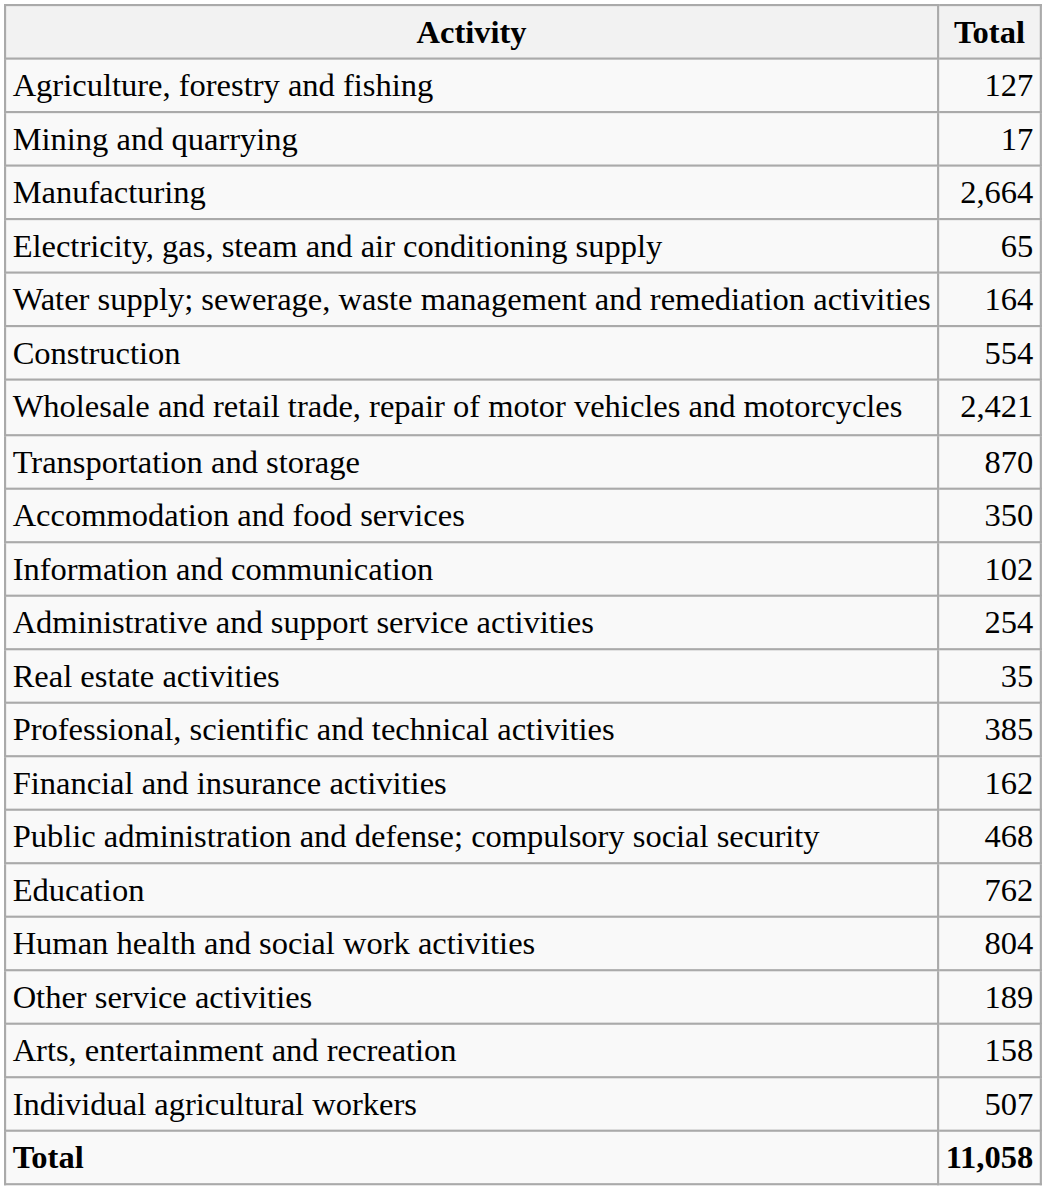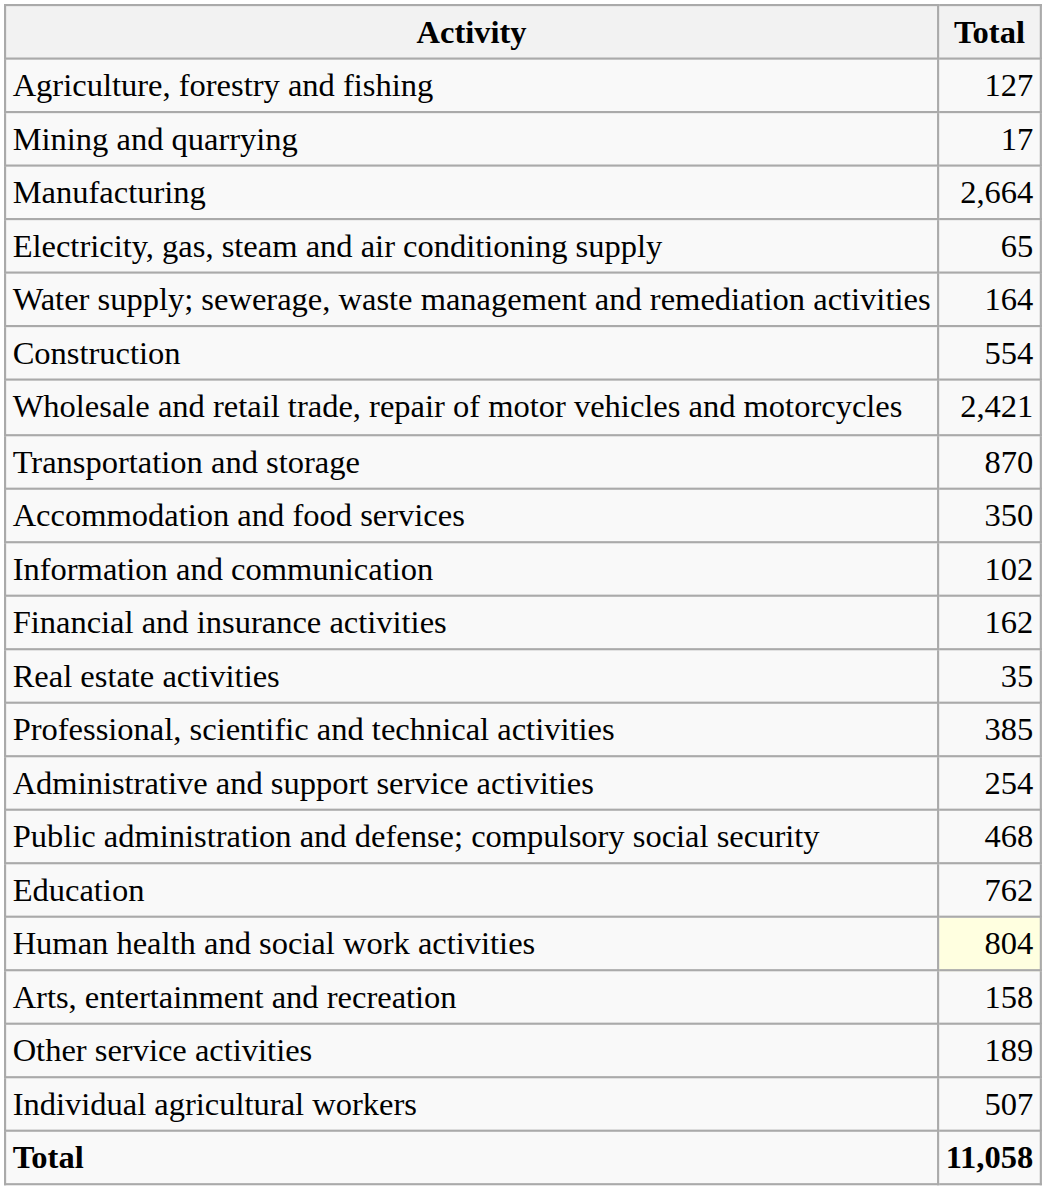rows swapped: (230, 782) <-> (303, 621)
(1009, 943) no background -> (1009, 943) lightyellow background
rows swapped: (235, 1050) <-> (162, 996)
